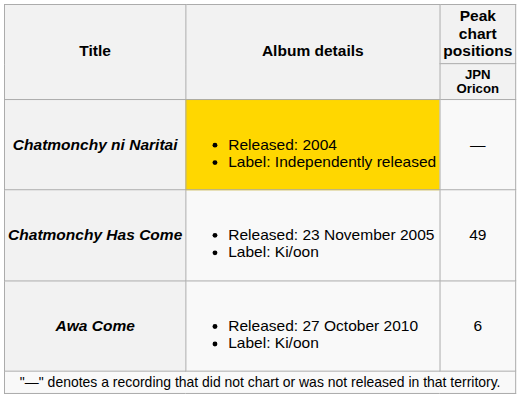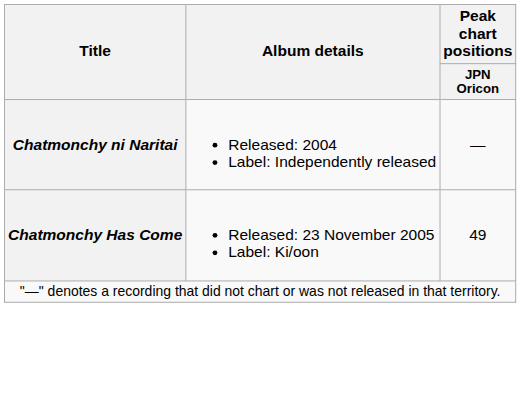(313, 153) gold background -> (313, 153) no background
- row: (95, 325)
